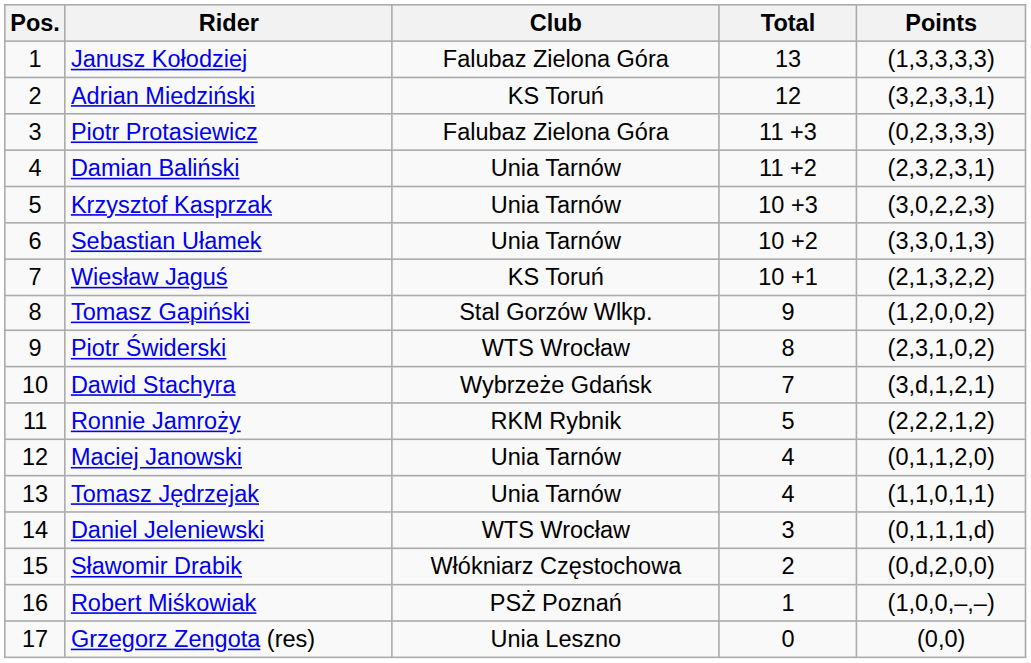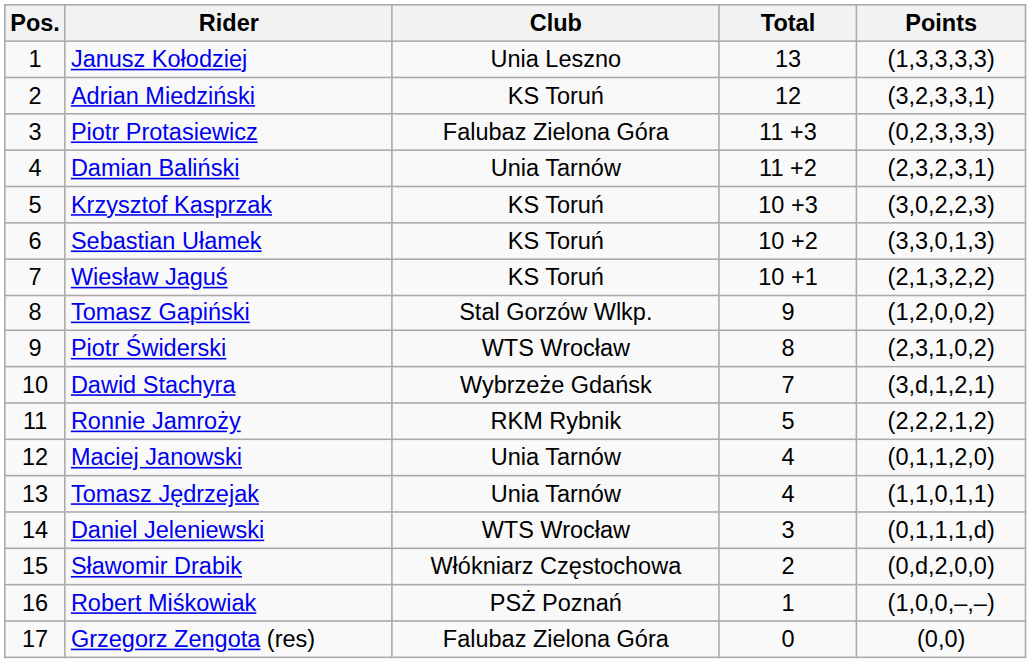(556, 59) Falubaz Zielona Góra -> (556, 59) Unia Leszno
(556, 204) Unia Tarnów -> (556, 204) KS Toruń
(556, 240) Unia Tarnów -> (556, 240) KS Toruń
(556, 639) Unia Leszno -> (556, 639) Falubaz Zielona Góra
